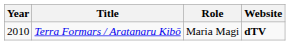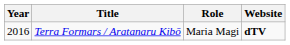(18, 31) 2010 -> (18, 31) 2016
